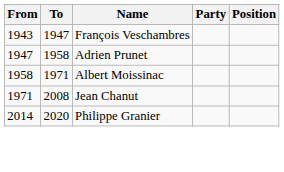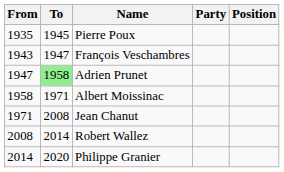+ row: (105, 34)
(56, 55) no background -> (56, 75) lightgreen background
+ row: (112, 136)
